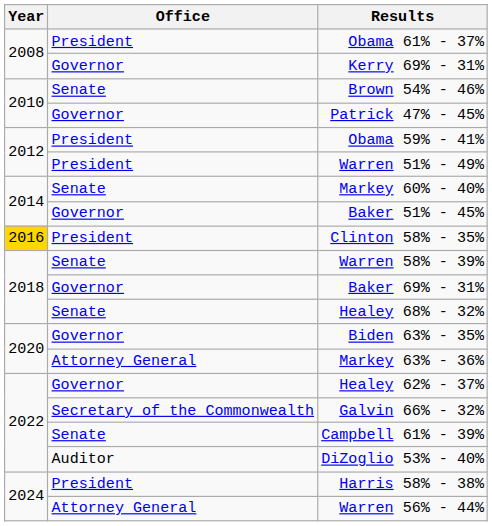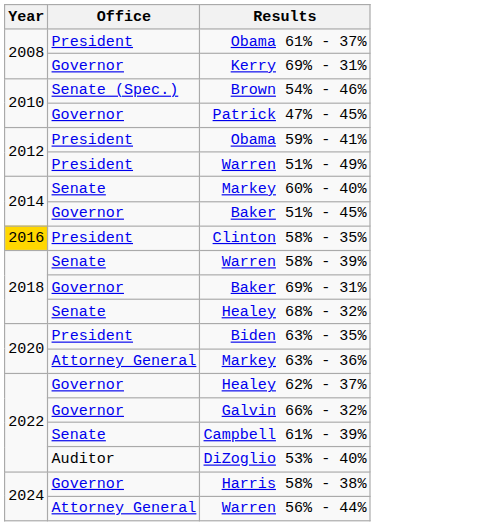(79, 91) Senate -> (115, 91) Senate (Spec.)
(88, 336) Governor -> (92, 336) President
(183, 410) Secretary of the Commonwealth -> (88, 410) Governor
(92, 484) President -> (88, 484) Governor
